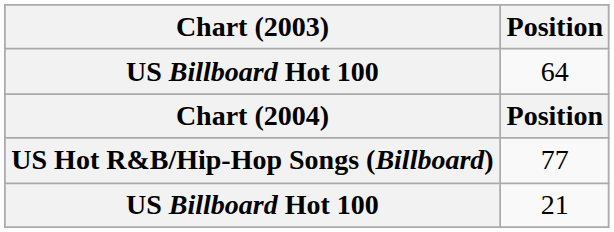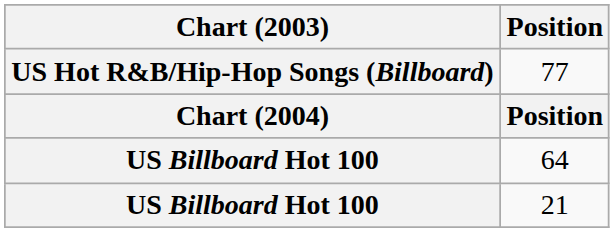rows swapped: (555, 159) <-> (555, 71)
